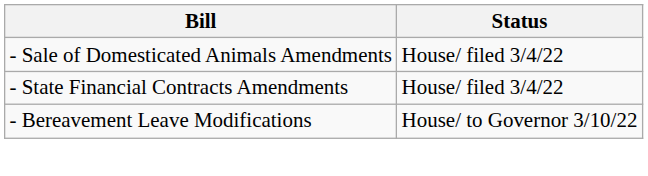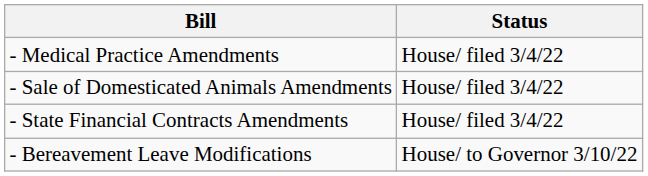+ row: (144, 54)
